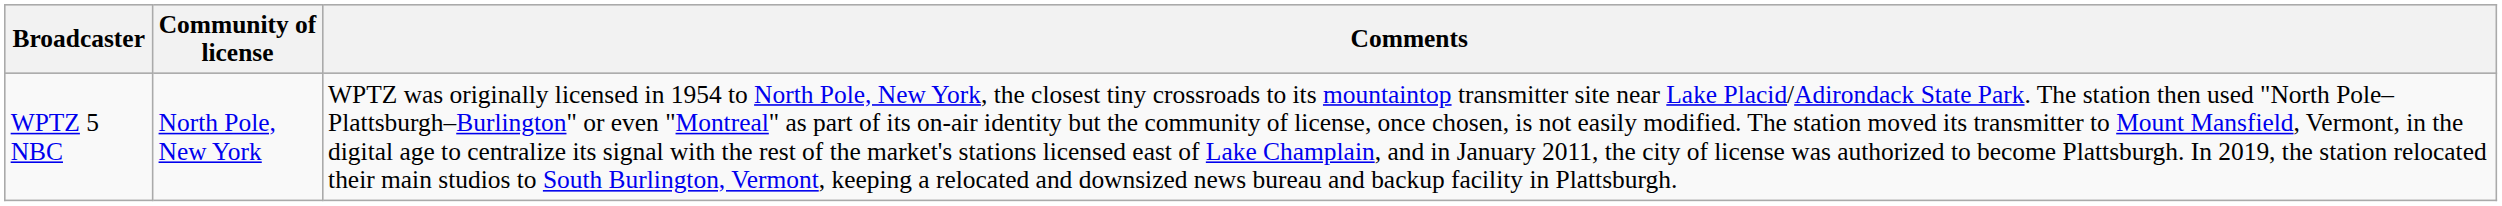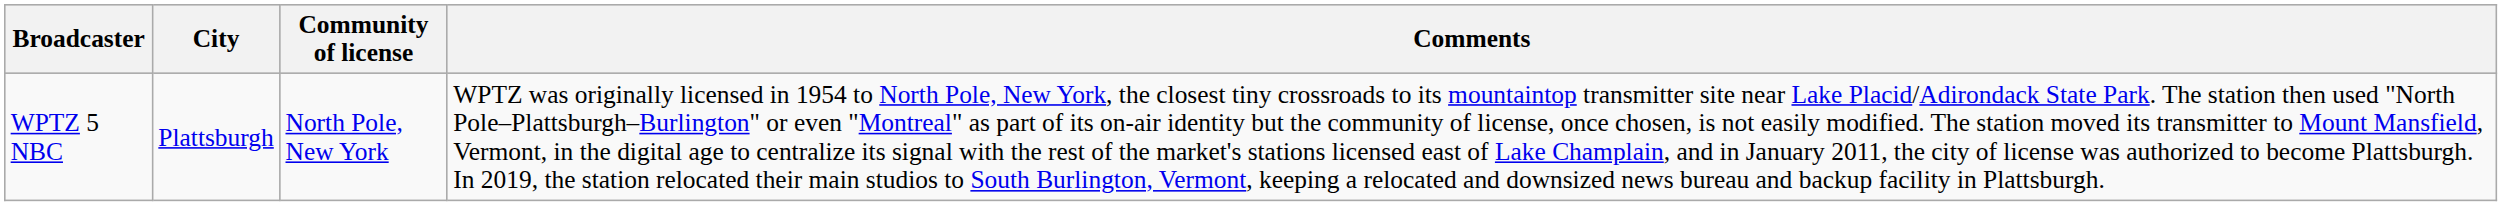+ column: (216, 38)
